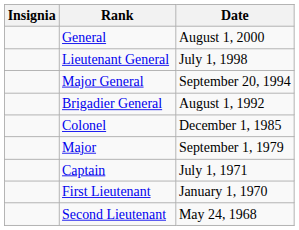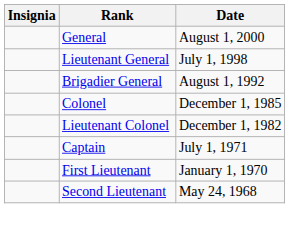- row: (103, 81)
+ row: (116, 125)
- row: (79, 147)
